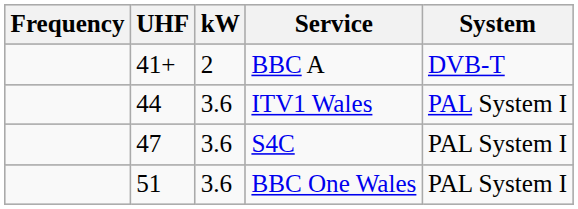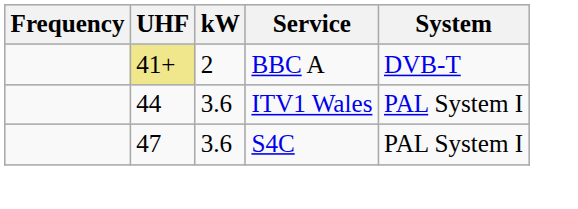(156, 64) no background -> (156, 64) khaki background
- row: (334, 183)
